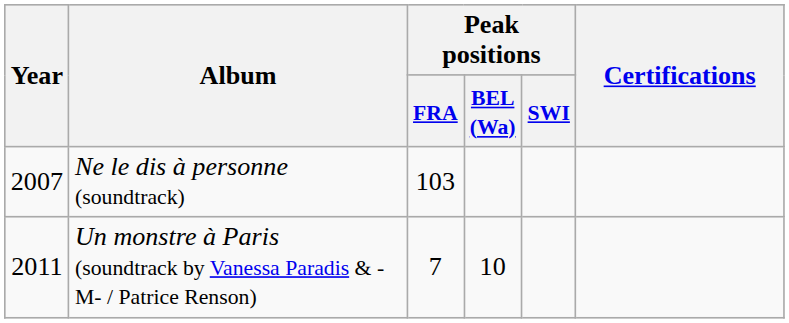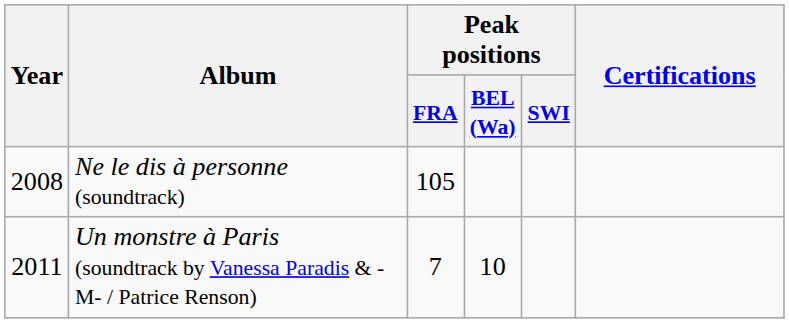(37, 181) 2007 -> (37, 181) 2008
(435, 181) 103 -> (435, 181) 105
